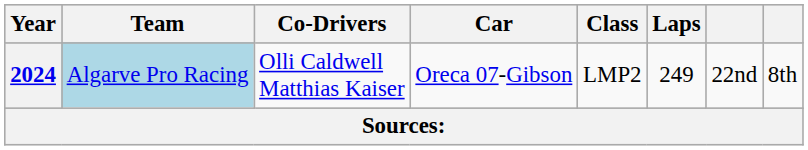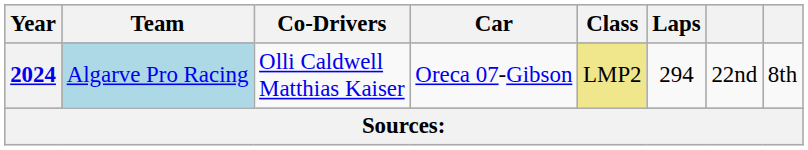(612, 75) no background -> (612, 75) khaki background
(676, 75) 249 -> (676, 75) 294
